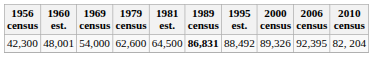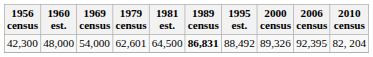(59, 43) 48,001 -> (59, 43) 48,000
(131, 43) 62,600 -> (131, 43) 62,601
